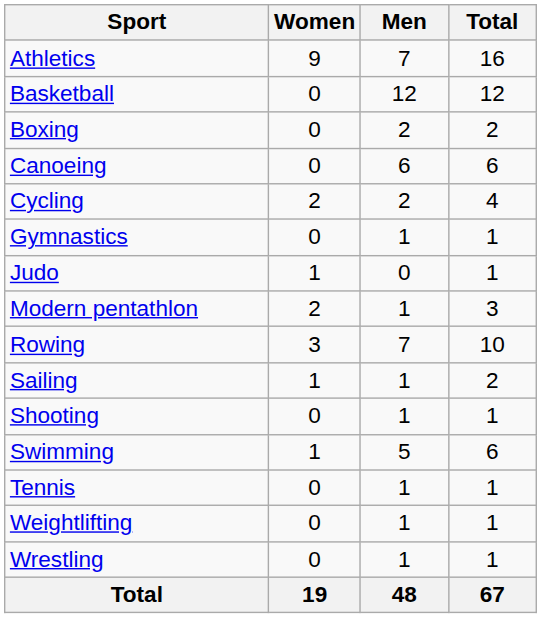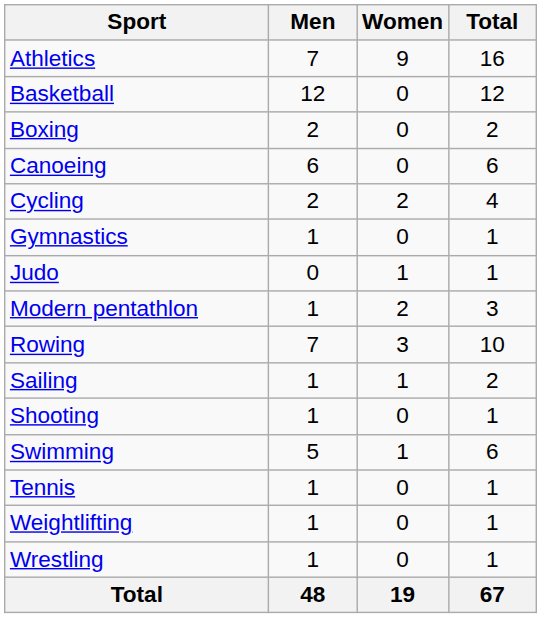columns swapped: (404, 22) <-> (315, 22)
